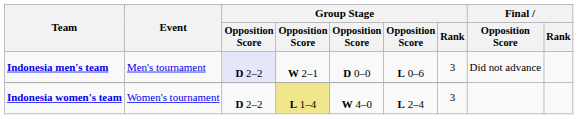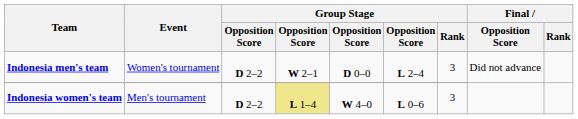(166, 67) Men's tournament -> (173, 67) Women's tournament
(249, 74) lavender background -> (249, 74) no background
(411, 74) L 0–6 -> (411, 74) L 2–4
(173, 98) Women's tournament -> (166, 98) Men's tournament
(411, 105) L 2–4 -> (411, 105) L 0–6
